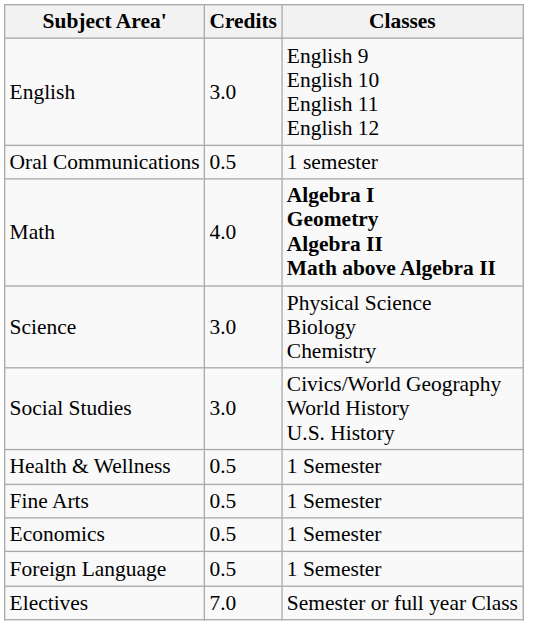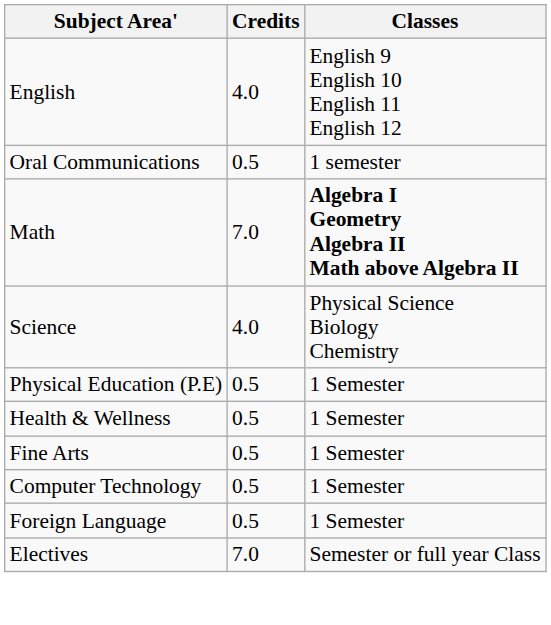(223, 91) 3.0 -> (245, 91) 4.0
(223, 232) 4.0 -> (245, 232) 7.0
(223, 326) 3.0 -> (245, 326) 4.0
- row: (71, 408)
+ row: (116, 384)
+ row: (105, 486)
- row: (57, 534)
